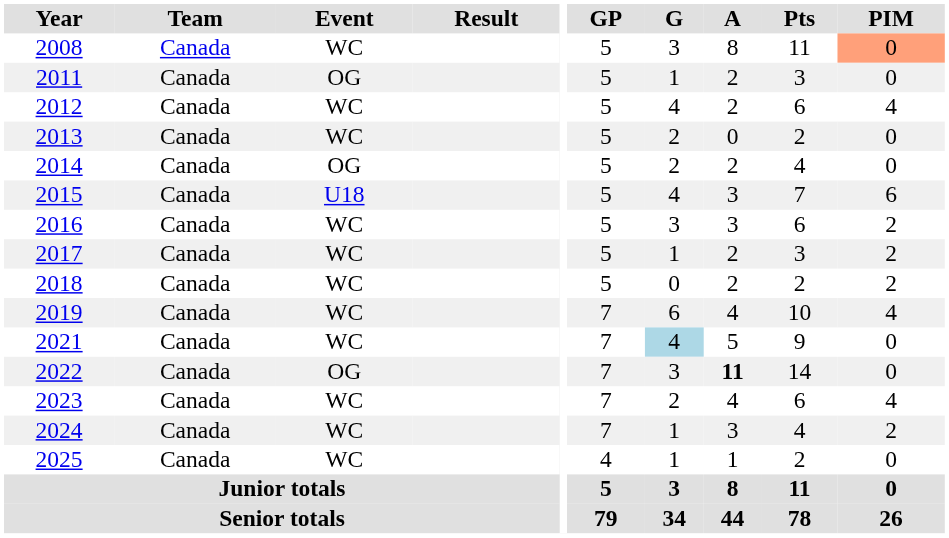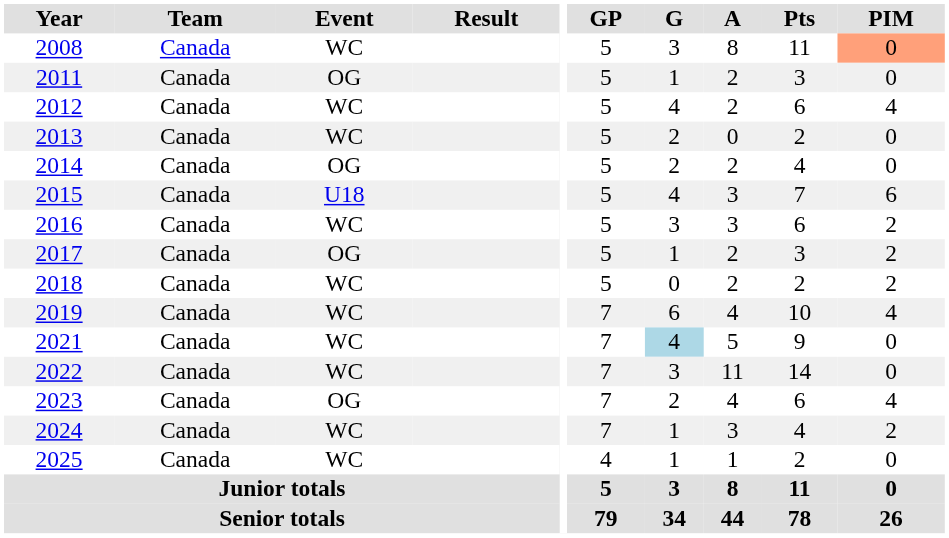(344, 253) WC -> (344, 253) OG
(344, 371) OG -> (344, 371) WC
(733, 371) bold -> (733, 371) normal
(344, 400) WC -> (344, 400) OG
